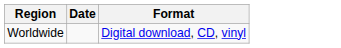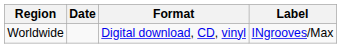+ column: (292, 14)
